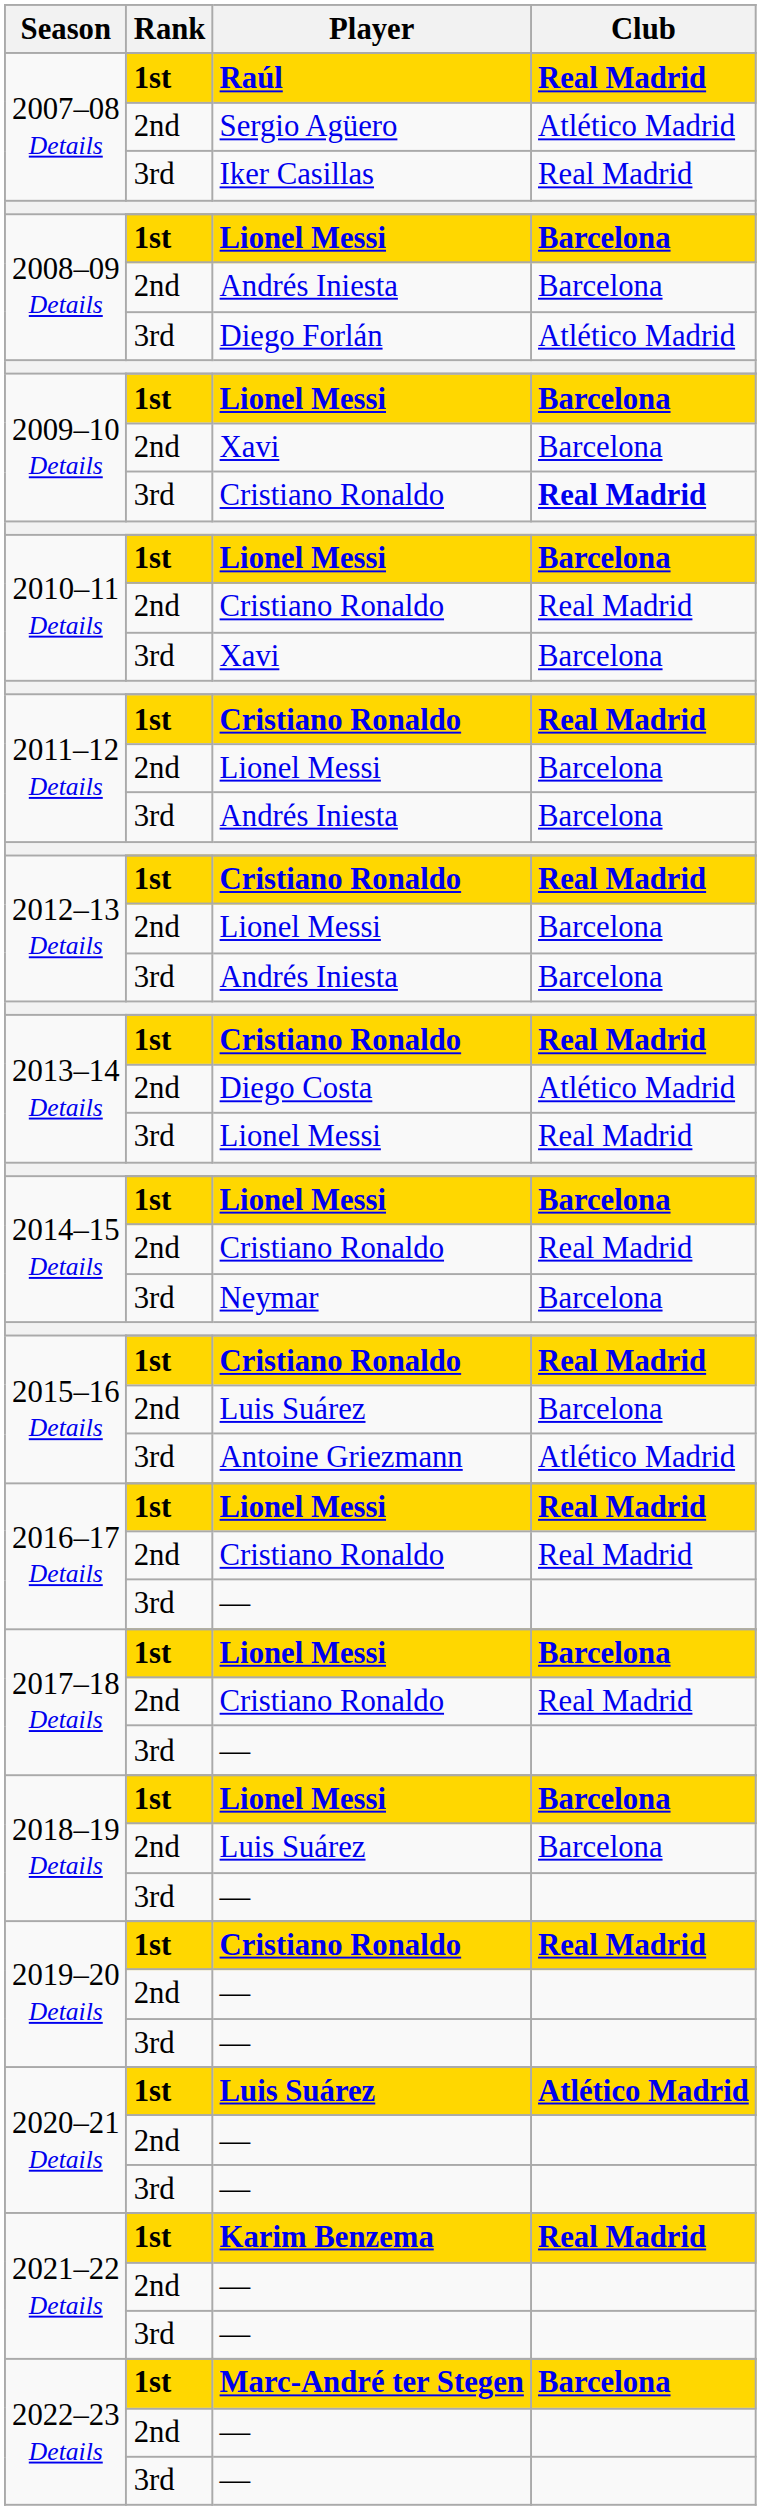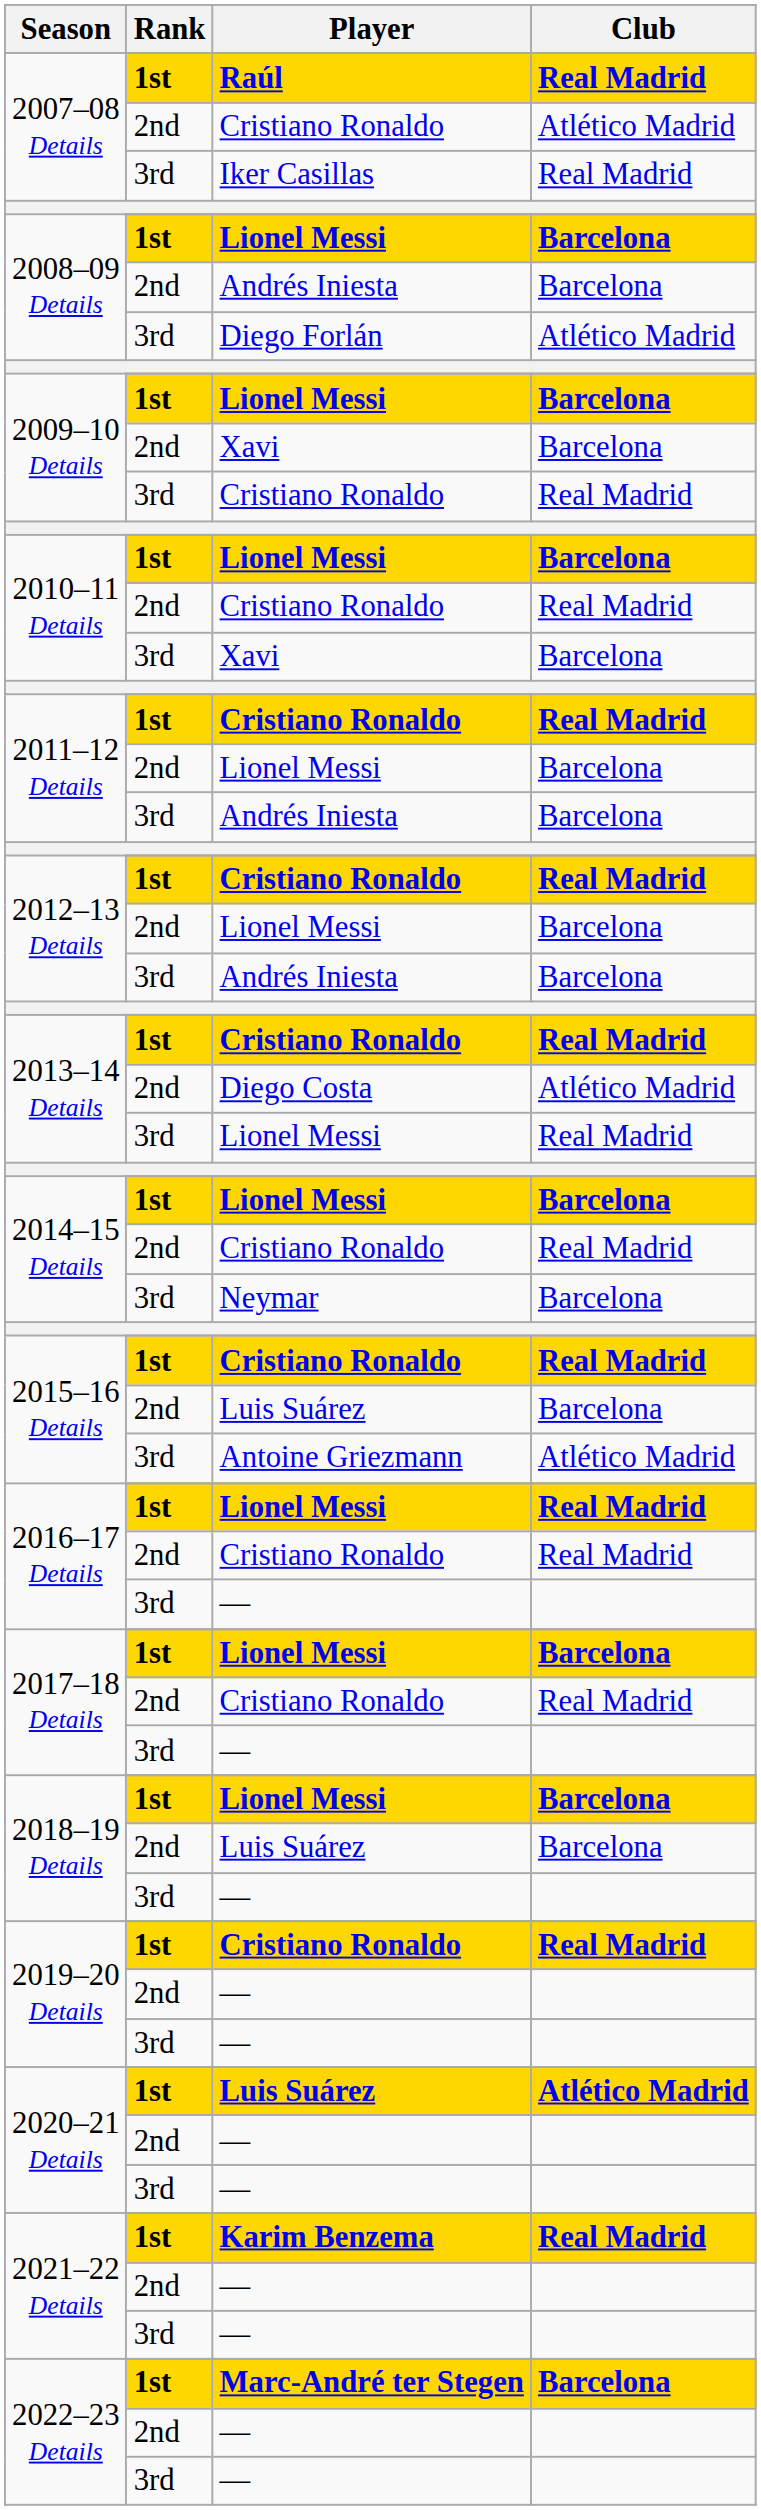(309, 126) Sergio Agüero -> (332, 126) Cristiano Ronaldo
(622, 495) bold -> (615, 495) normal
